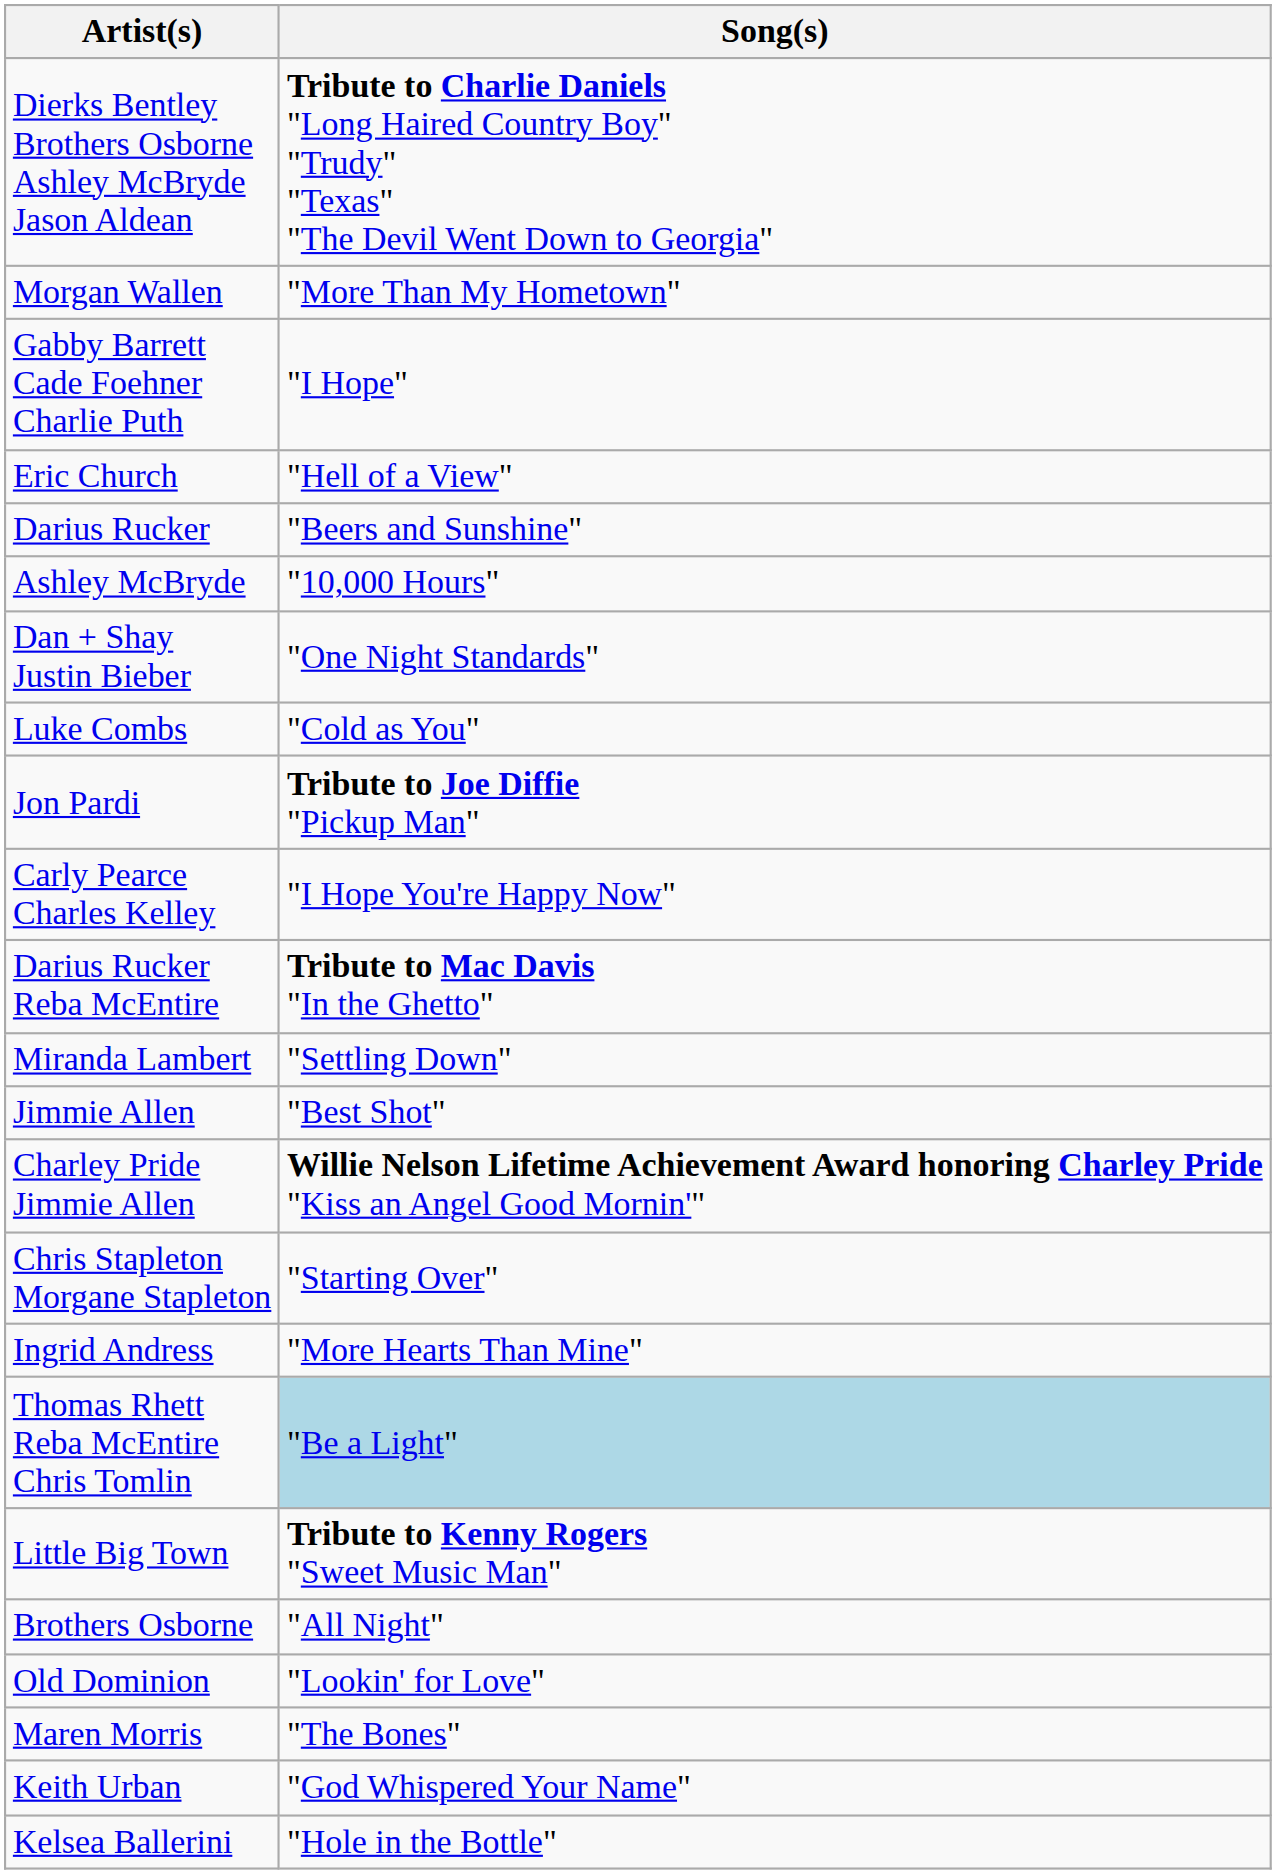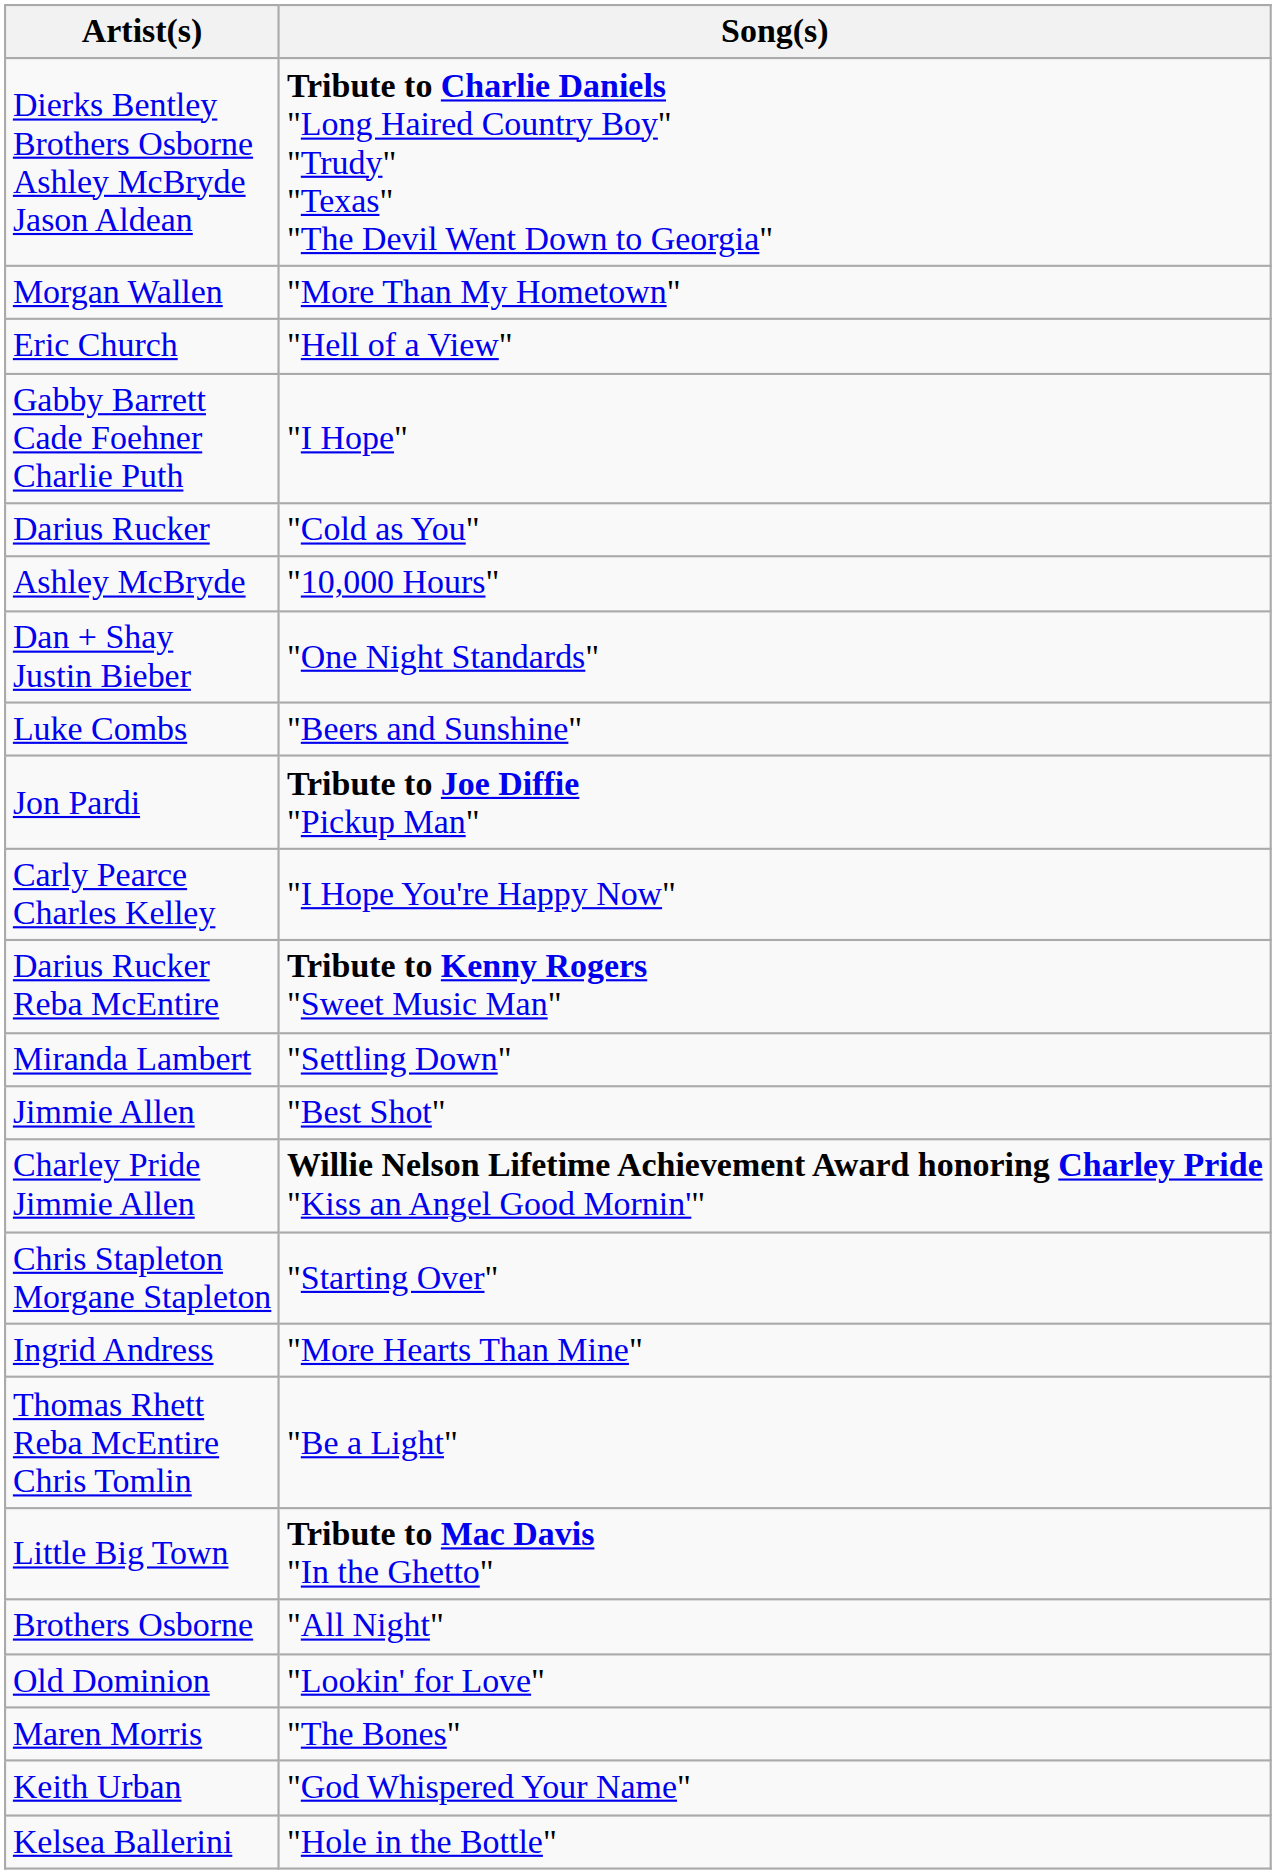rows swapped: (109, 383) <-> (95, 475)
(435, 529) "Beers and Sunshine" -> (383, 529) "Cold as You"
(383, 728) "Cold as You" -> (435, 728) "Beers and Sunshine"
(441, 985) Tribute to Mac Davis "In the Ghetto" -> (467, 985) Tribute to Kenny Rogers "Sweet Music Man"
(372, 1441) lightblue background -> (372, 1441) no background
(467, 1553) Tribute to Kenny Rogers "Sweet Music Man" -> (441, 1553) Tribute to Mac Davis "In the Ghetto"
